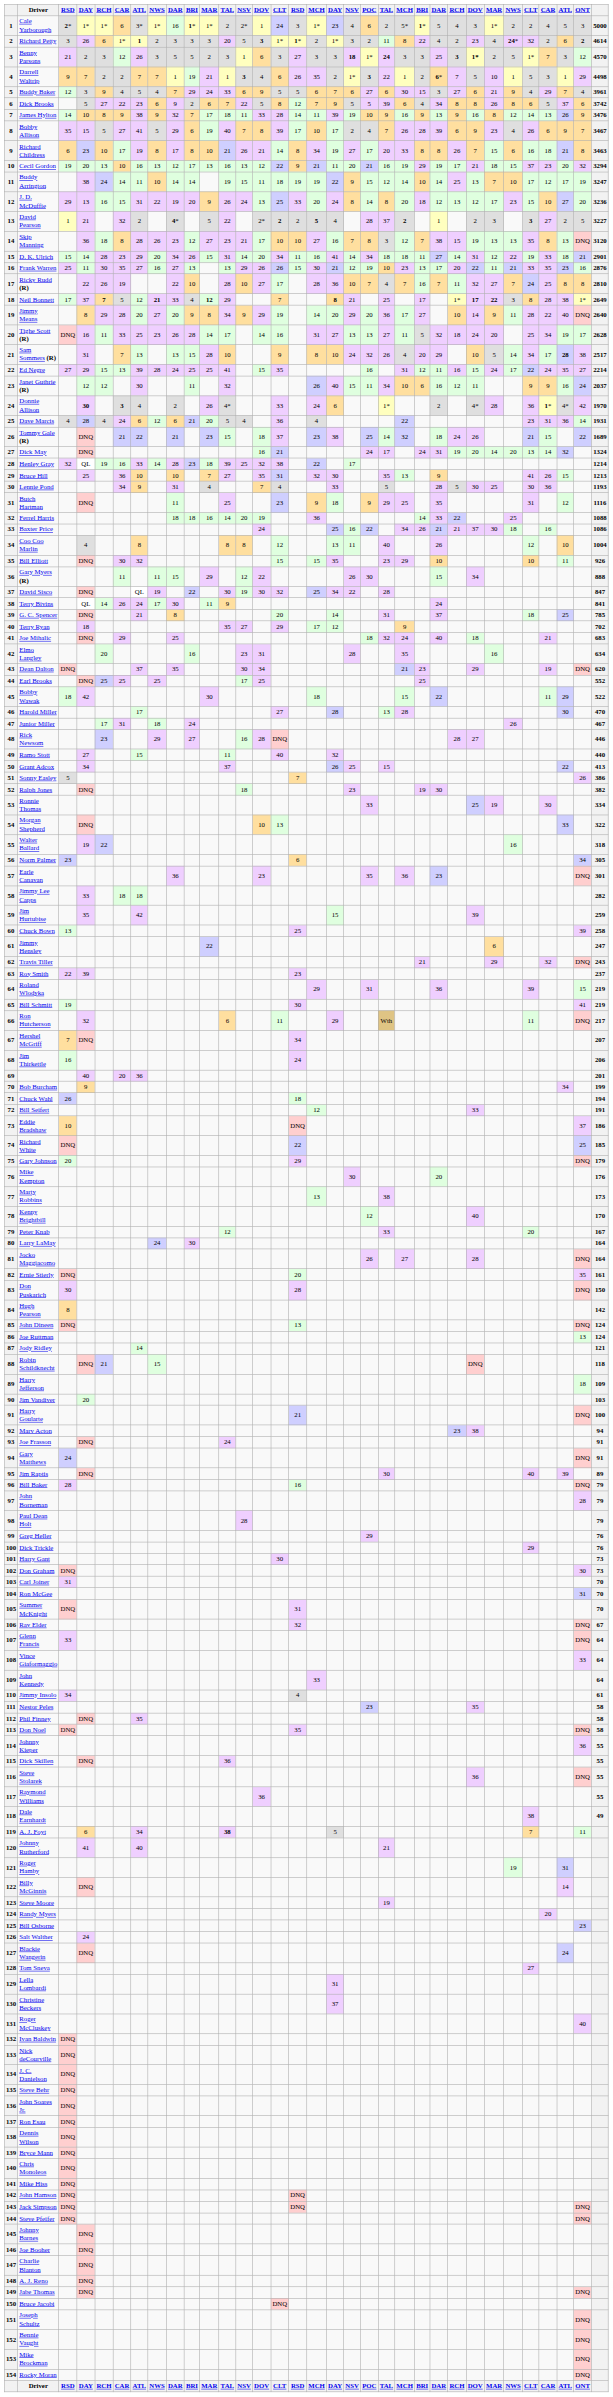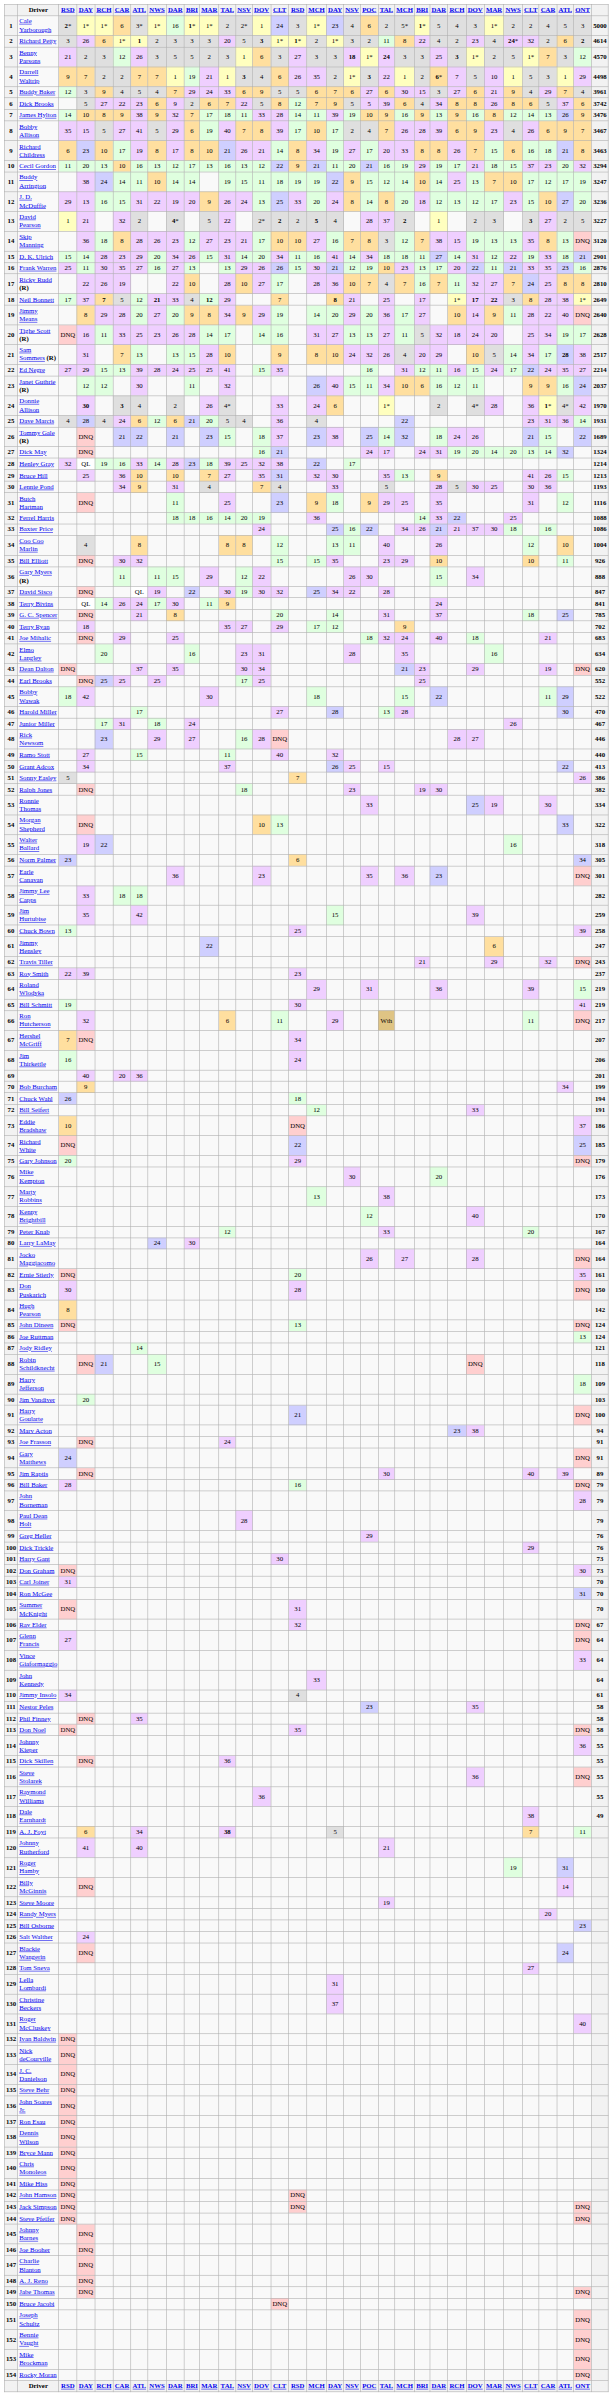(475, 57) bold -> (475, 57) normal
(68, 166) 19 -> (68, 166) 11
(68, 1641) 33 -> (68, 1641) 27
